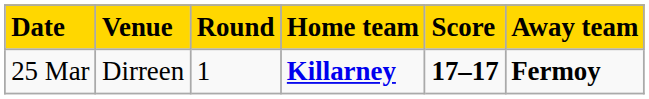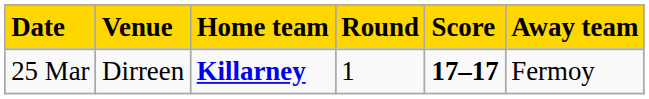columns swapped: (236, 26) <-> (353, 26)
(556, 70) bold -> (553, 70) normal
